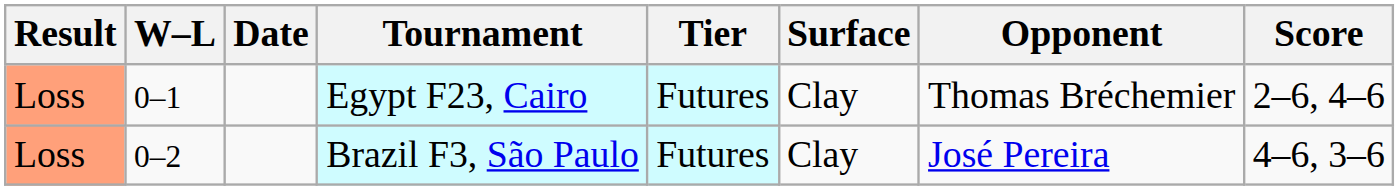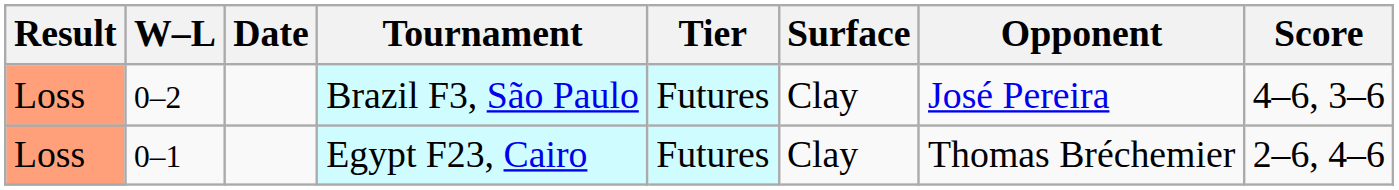rows swapped: (457, 94) <-> (483, 154)
